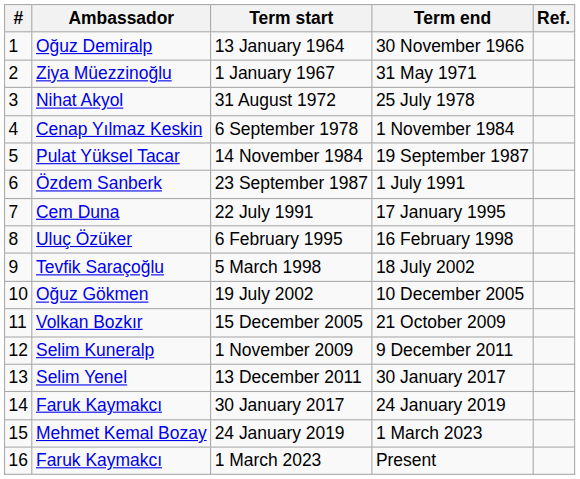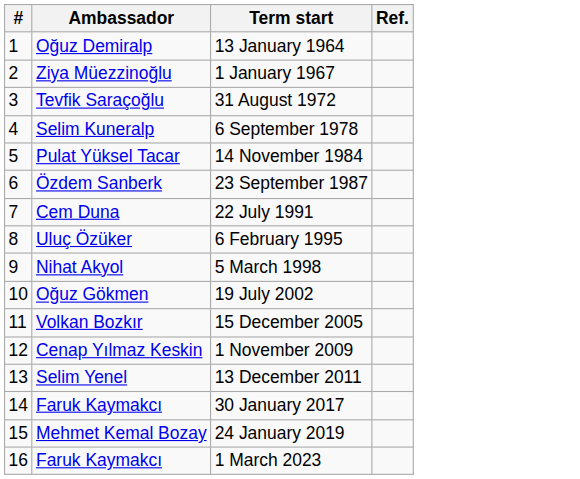- column: (452, 18)
(80, 101) Nihat Akyol -> (100, 101) Tevfik Saraçoğlu
(119, 128) Cenap Yılmaz Keskin -> (95, 128) Selim Kuneralp
(100, 267) Tevfik Saraçoğlu -> (80, 267) Nihat Akyol
(95, 350) Selim Kuneralp -> (119, 350) Cenap Yılmaz Keskin
